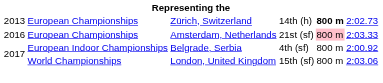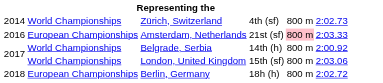(14, 21) 2013 -> (14, 21) 2014
(83, 21) European Championships -> (74, 21) World Championships
(295, 21) 14th (h) -> (264, 21) 4th (sf)
(330, 21) bold -> (300, 21) normal
(98, 48) European Indoor Championships -> (74, 48) World Championships
(294, 48) 4th (sf) -> (266, 48) 14th (h)
+ row: (175, 74)
